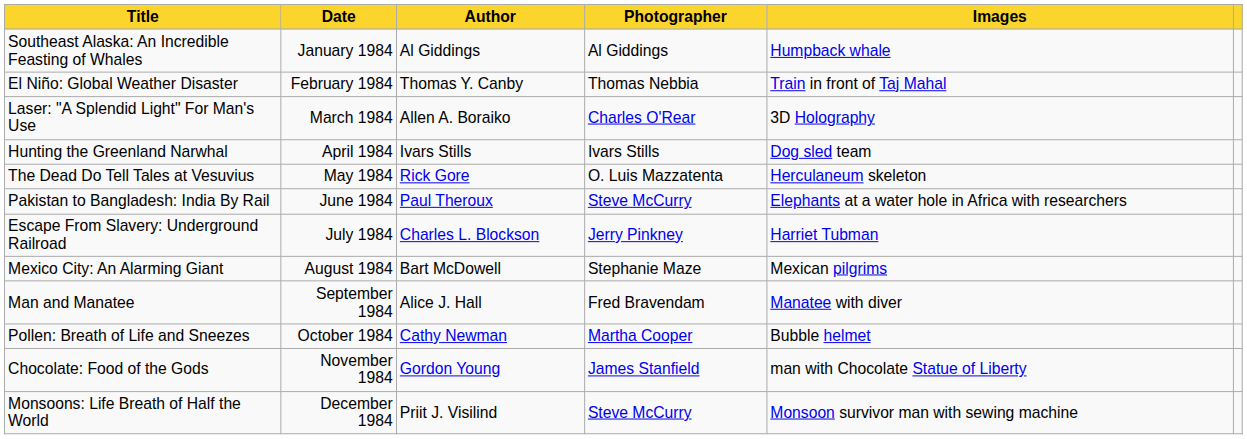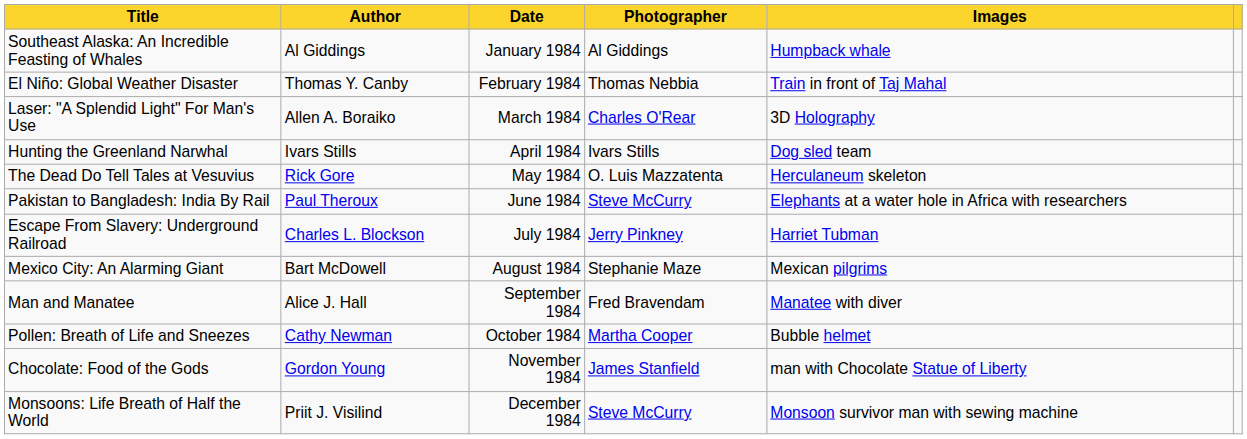columns swapped: (339, 16) <-> (490, 16)
